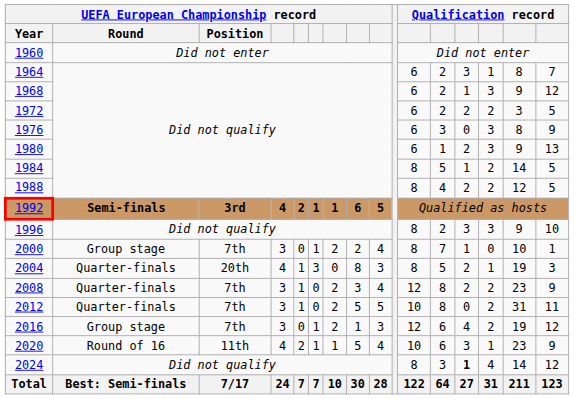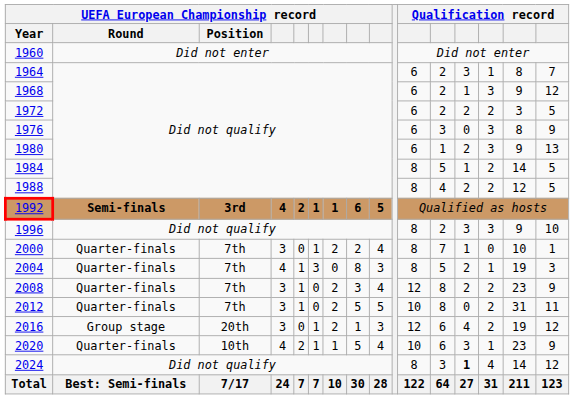(126, 249) Group stage -> (126, 249) Quarter-finals
(235, 268) 20th -> (235, 268) 7th
(235, 326) 7th -> (235, 326) 20th
(126, 346) Round of 16 -> (126, 346) Quarter-finals
(235, 346) 11th -> (235, 346) 10th
